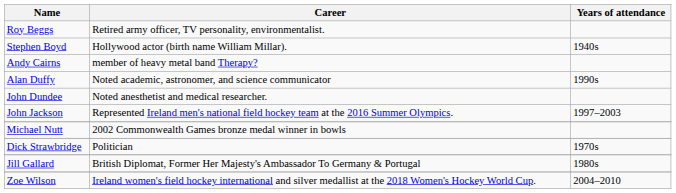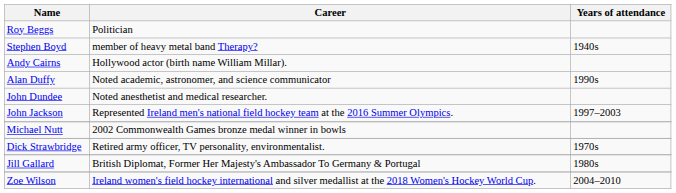(208, 29) Retired army officer, TV personality, environmentalist. -> (112, 29) Politician
(190, 46) Hollywood actor (birth name William Millar). -> (175, 46) member of heavy metal band Therapy?
(175, 63) member of heavy metal band Therapy? -> (190, 63) Hollywood actor (birth name William Millar).
(112, 146) Politician -> (208, 146) Retired army officer, TV personality, environmentalist.
